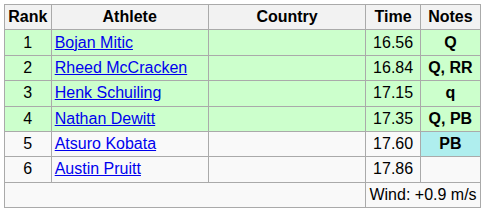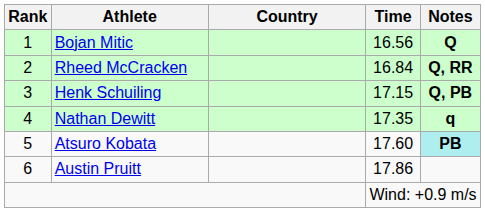(450, 93) q -> (450, 93) Q, PB
(450, 118) Q, PB -> (450, 118) q
